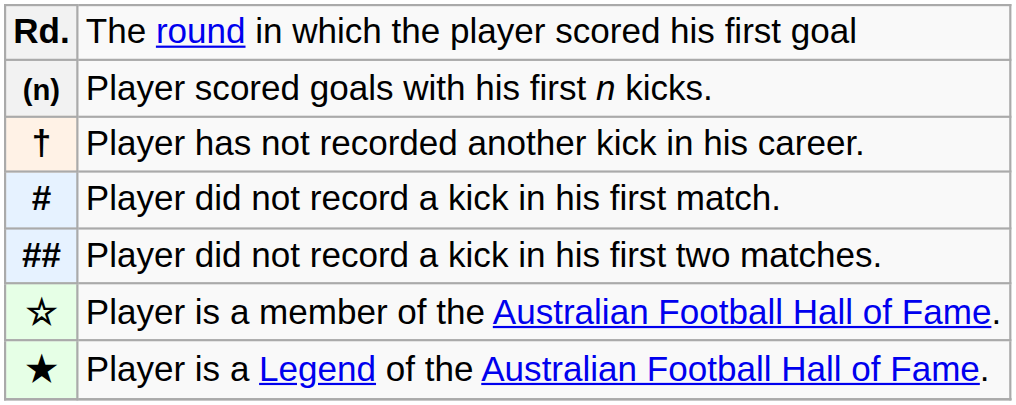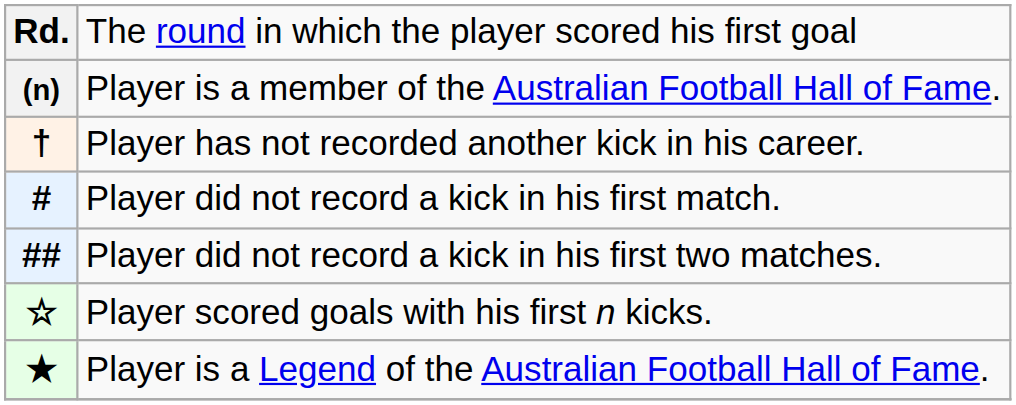(399, 87) Player scored goals with his first n kicks. -> (543, 87) Player is a member of the Australian Football Hall of Fame.
(543, 311) Player is a member of the Australian Football Hall of Fame. -> (399, 311) Player scored goals with his first n kicks.
